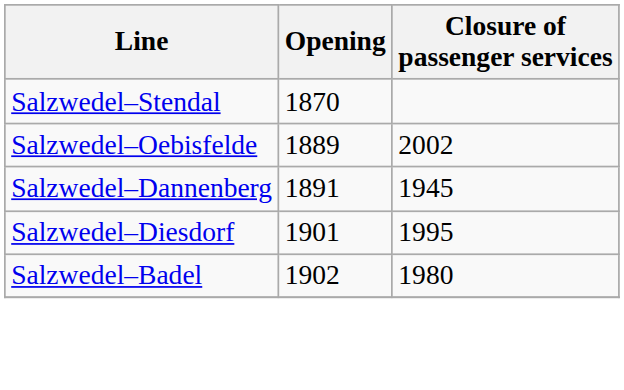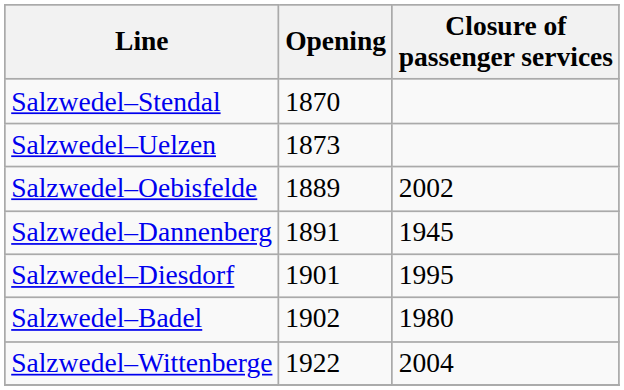+ row: (114, 144)
+ row: (142, 362)
